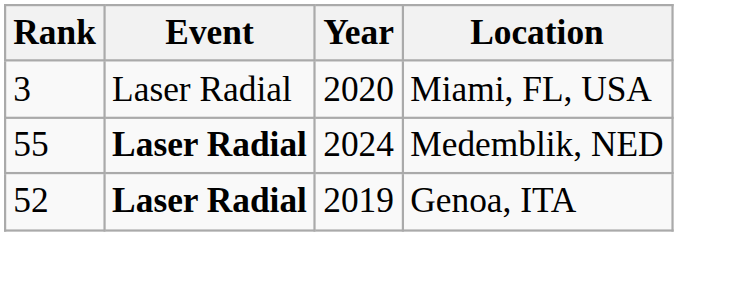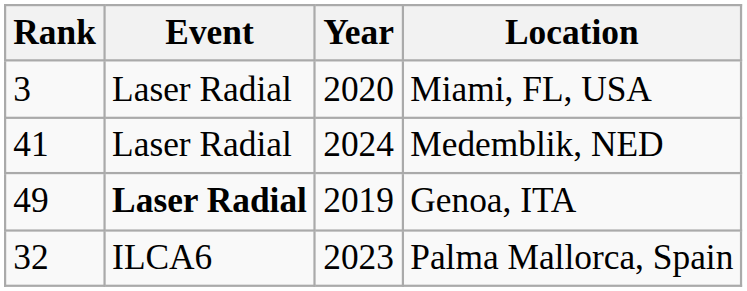(31, 144) 55 -> (31, 144) 41
(210, 144) bold -> (202, 144) normal
(31, 200) 52 -> (31, 200) 49
+ row: (572, 256)
